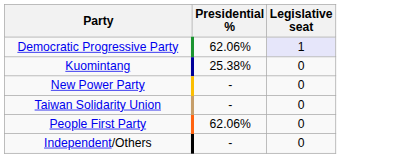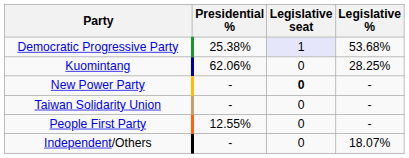+ column: (370, 20)
(230, 47) 62.06% -> (230, 47) 25.38%
(230, 66) 25.38% -> (230, 66) 62.06%
(301, 85) normal -> (301, 85) bold
(230, 124) 62.06% -> (230, 124) 12.55%
